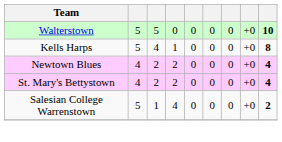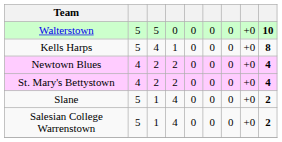+ row: (66, 99)
